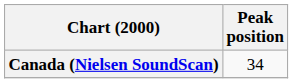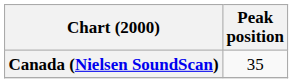(255, 63) 34 -> (255, 63) 35
